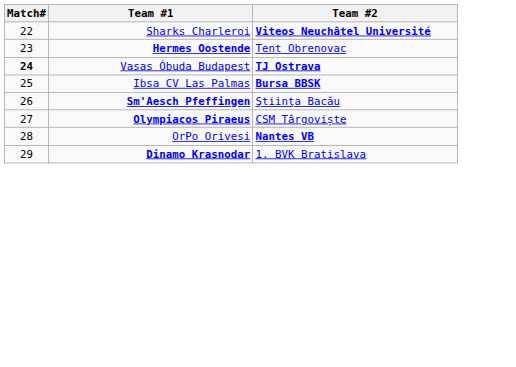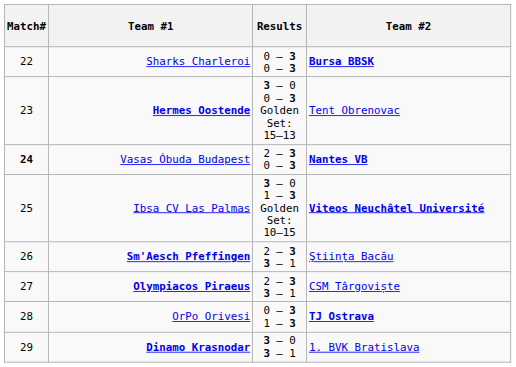+ column: (280, 26)
(343, 31) Viteos Neuchâtel Université -> (341, 62) Bursa BBSK
(288, 66) TJ Ostrava -> (338, 159) Nantes VB
(288, 84) Bursa BBSK -> (397, 208) Viteos Neuchâtel Université
(285, 136) Nantes VB -> (341, 317) TJ Ostrava
